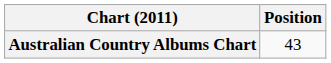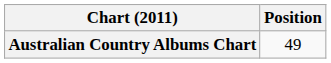(293, 44) 43 -> (293, 44) 49
